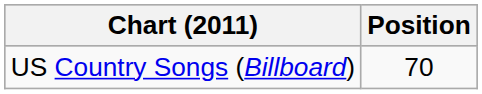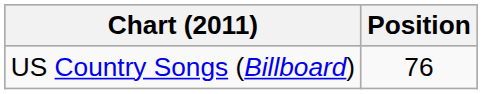(419, 66) 70 -> (419, 66) 76
